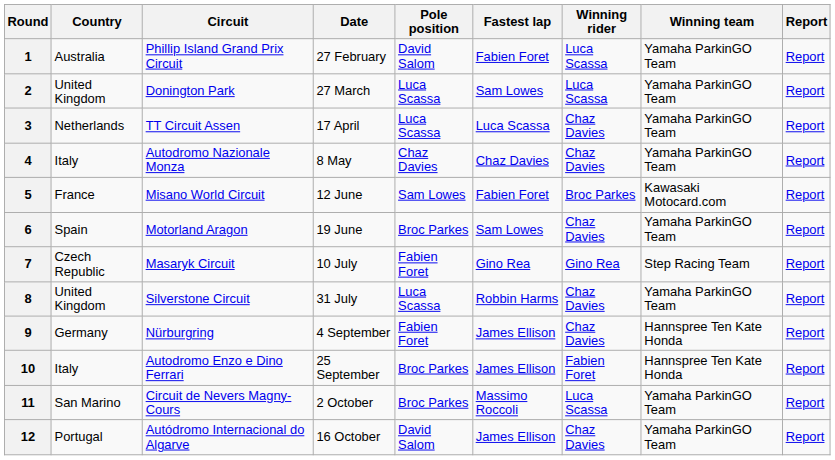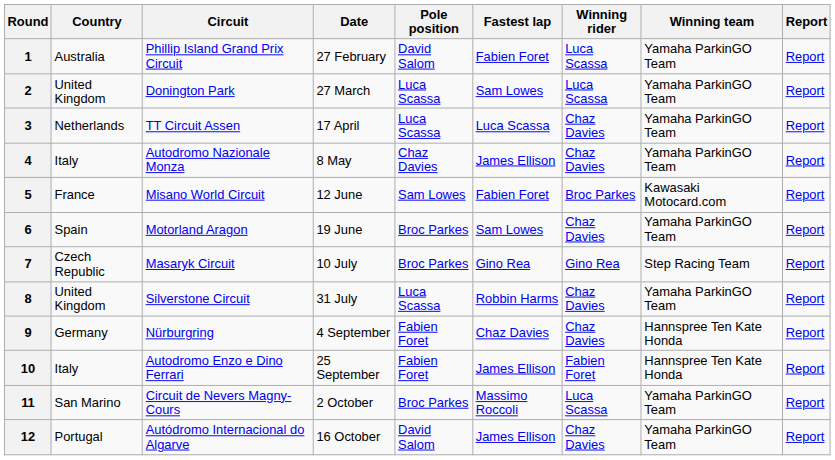(512, 160) Chaz Davies -> (516, 160) James Ellison
(418, 264) Fabien Foret -> (433, 264) Broc Parkes
(516, 333) James Ellison -> (512, 333) Chaz Davies
(433, 368) Broc Parkes -> (418, 368) Fabien Foret
